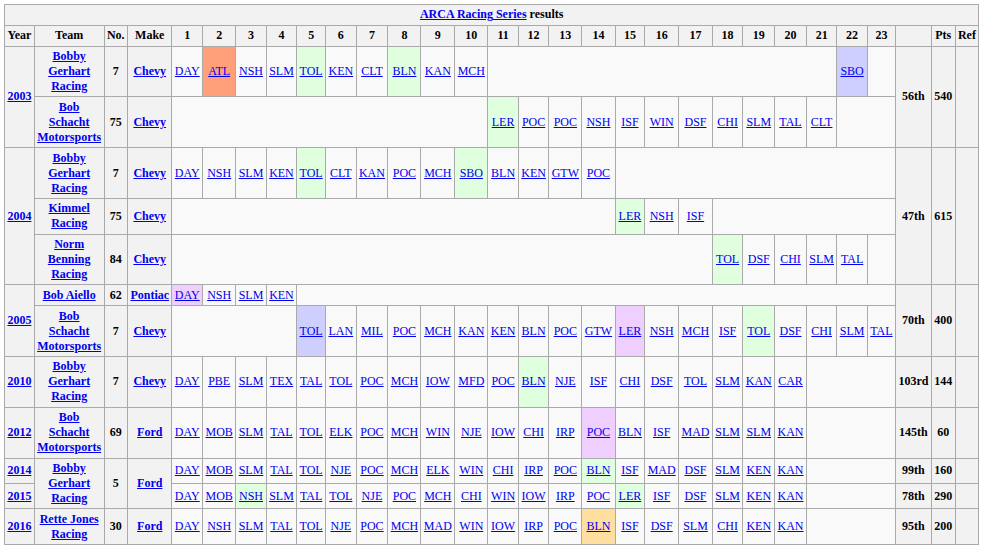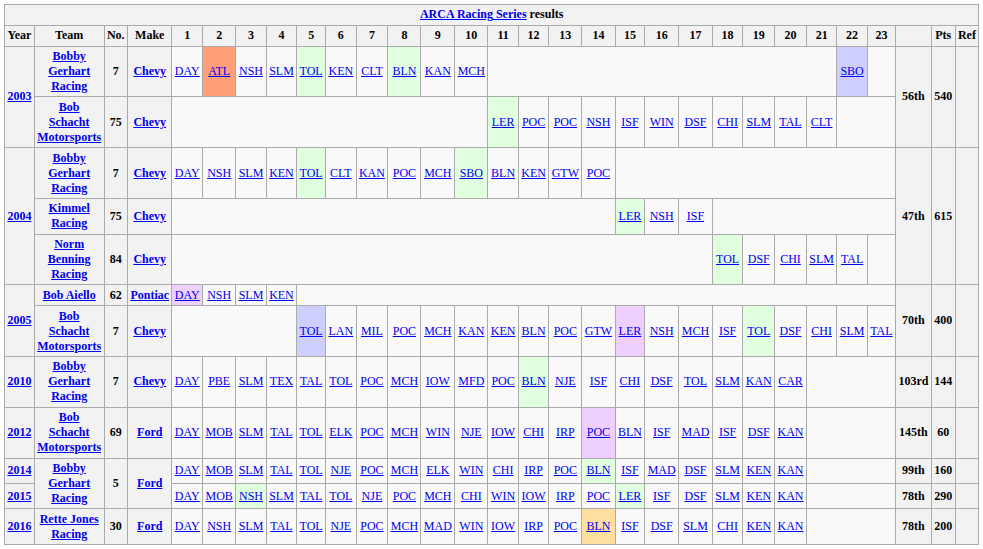(728, 432) SLM -> (728, 432) ISF
(759, 432) SLM -> (759, 432) DSF
(913, 526) 95th -> (913, 526) 78th
